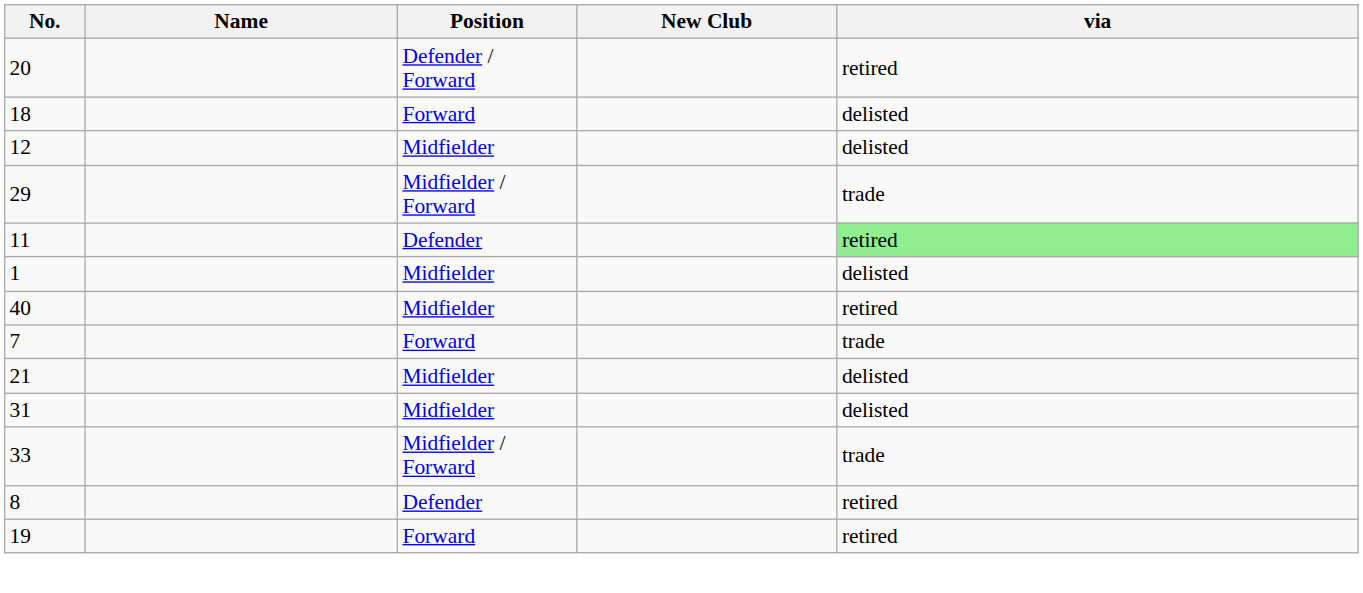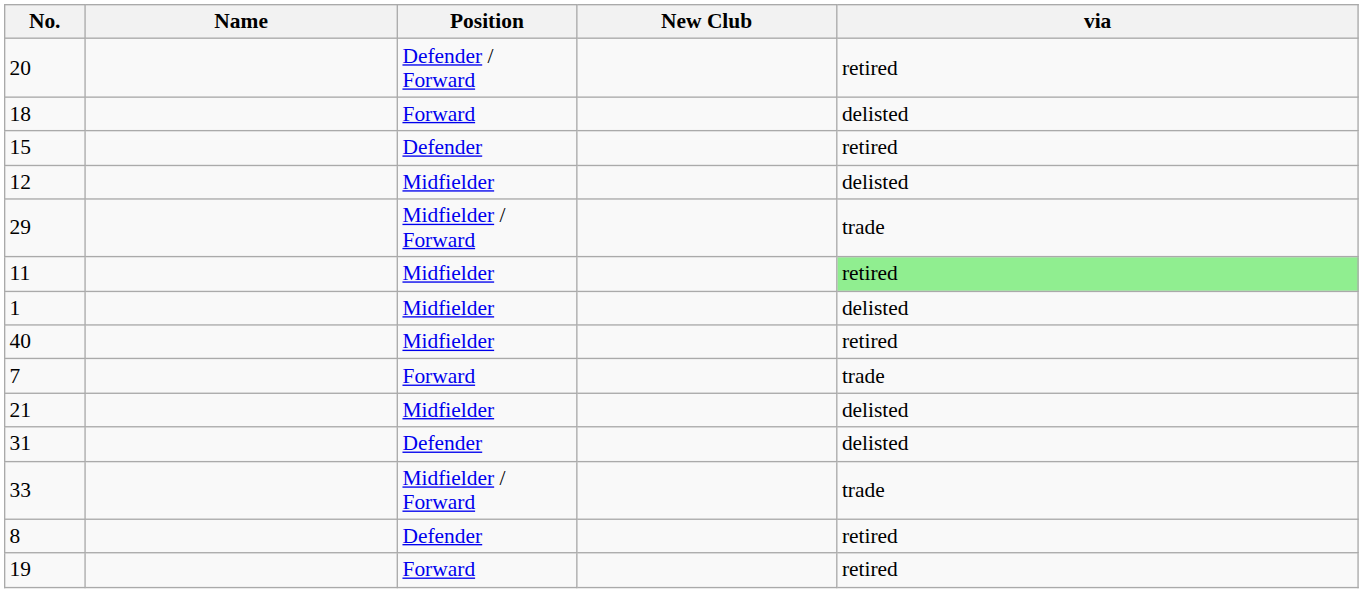+ row: (20, 147)
(442, 239) Defender -> (448, 273) Midfielder
(448, 409) Midfielder -> (442, 443) Defender
